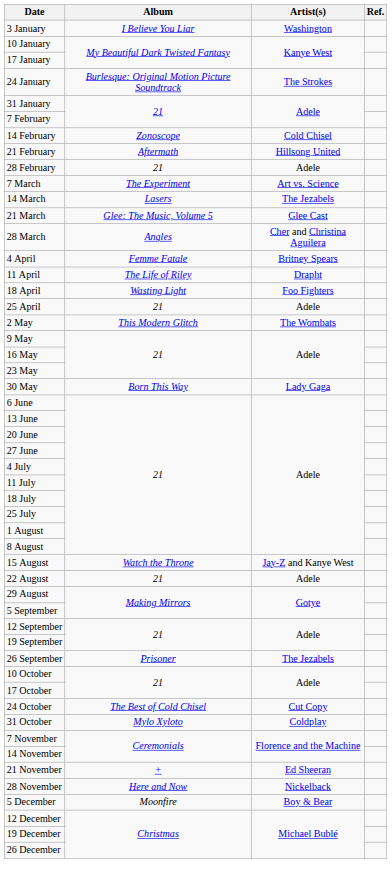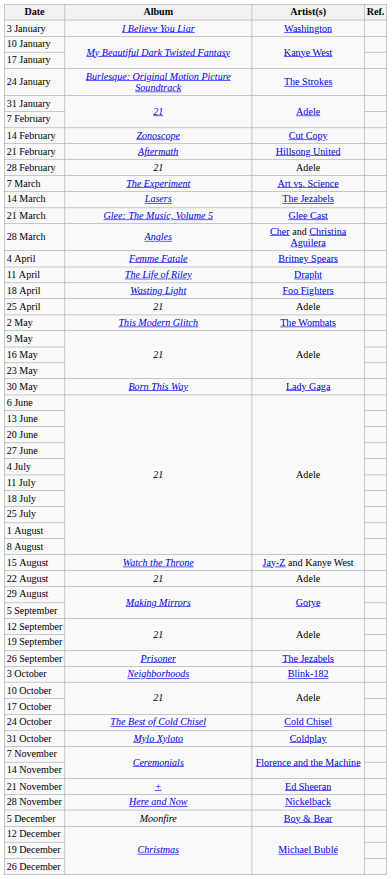(308, 135) Cold Chisel -> (308, 135) Cut Copy
+ row: (27, 674)
(308, 706) Cut Copy -> (308, 722) Cold Chisel
